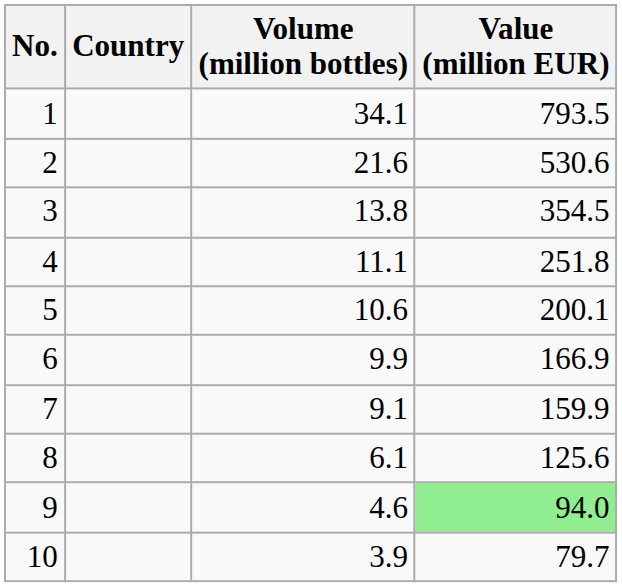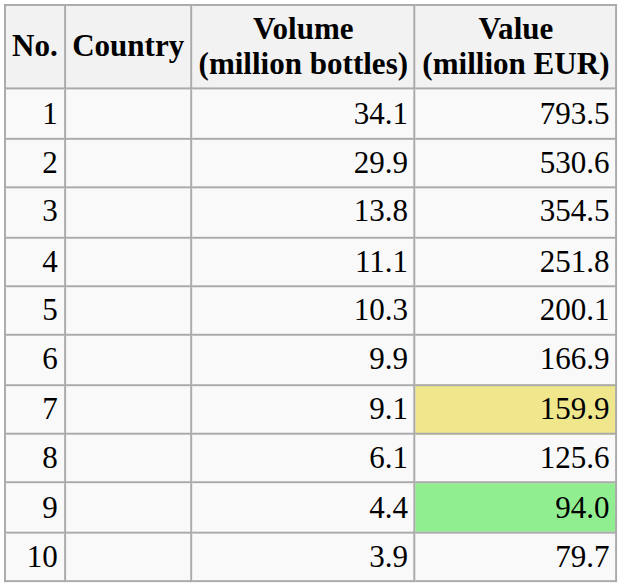(381, 162) 21.6 -> (381, 162) 29.9
(381, 310) 10.6 -> (381, 310) 10.3
(575, 408) no background -> (575, 408) khaki background
(389, 507) 4.6 -> (389, 507) 4.4
